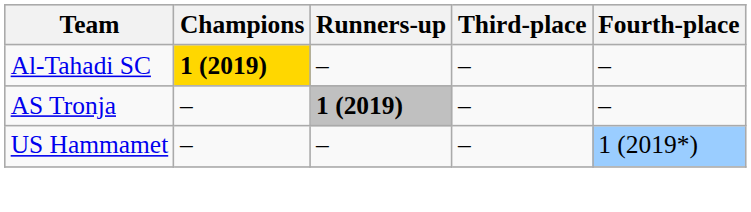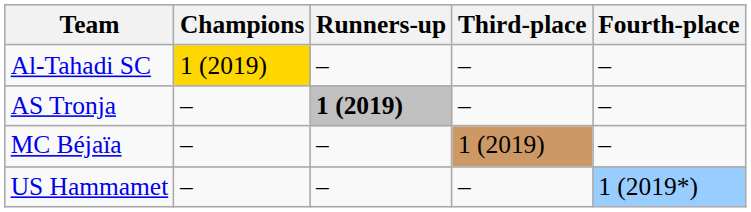(223, 65) bold -> (223, 65) normal
+ row: (66, 145)
